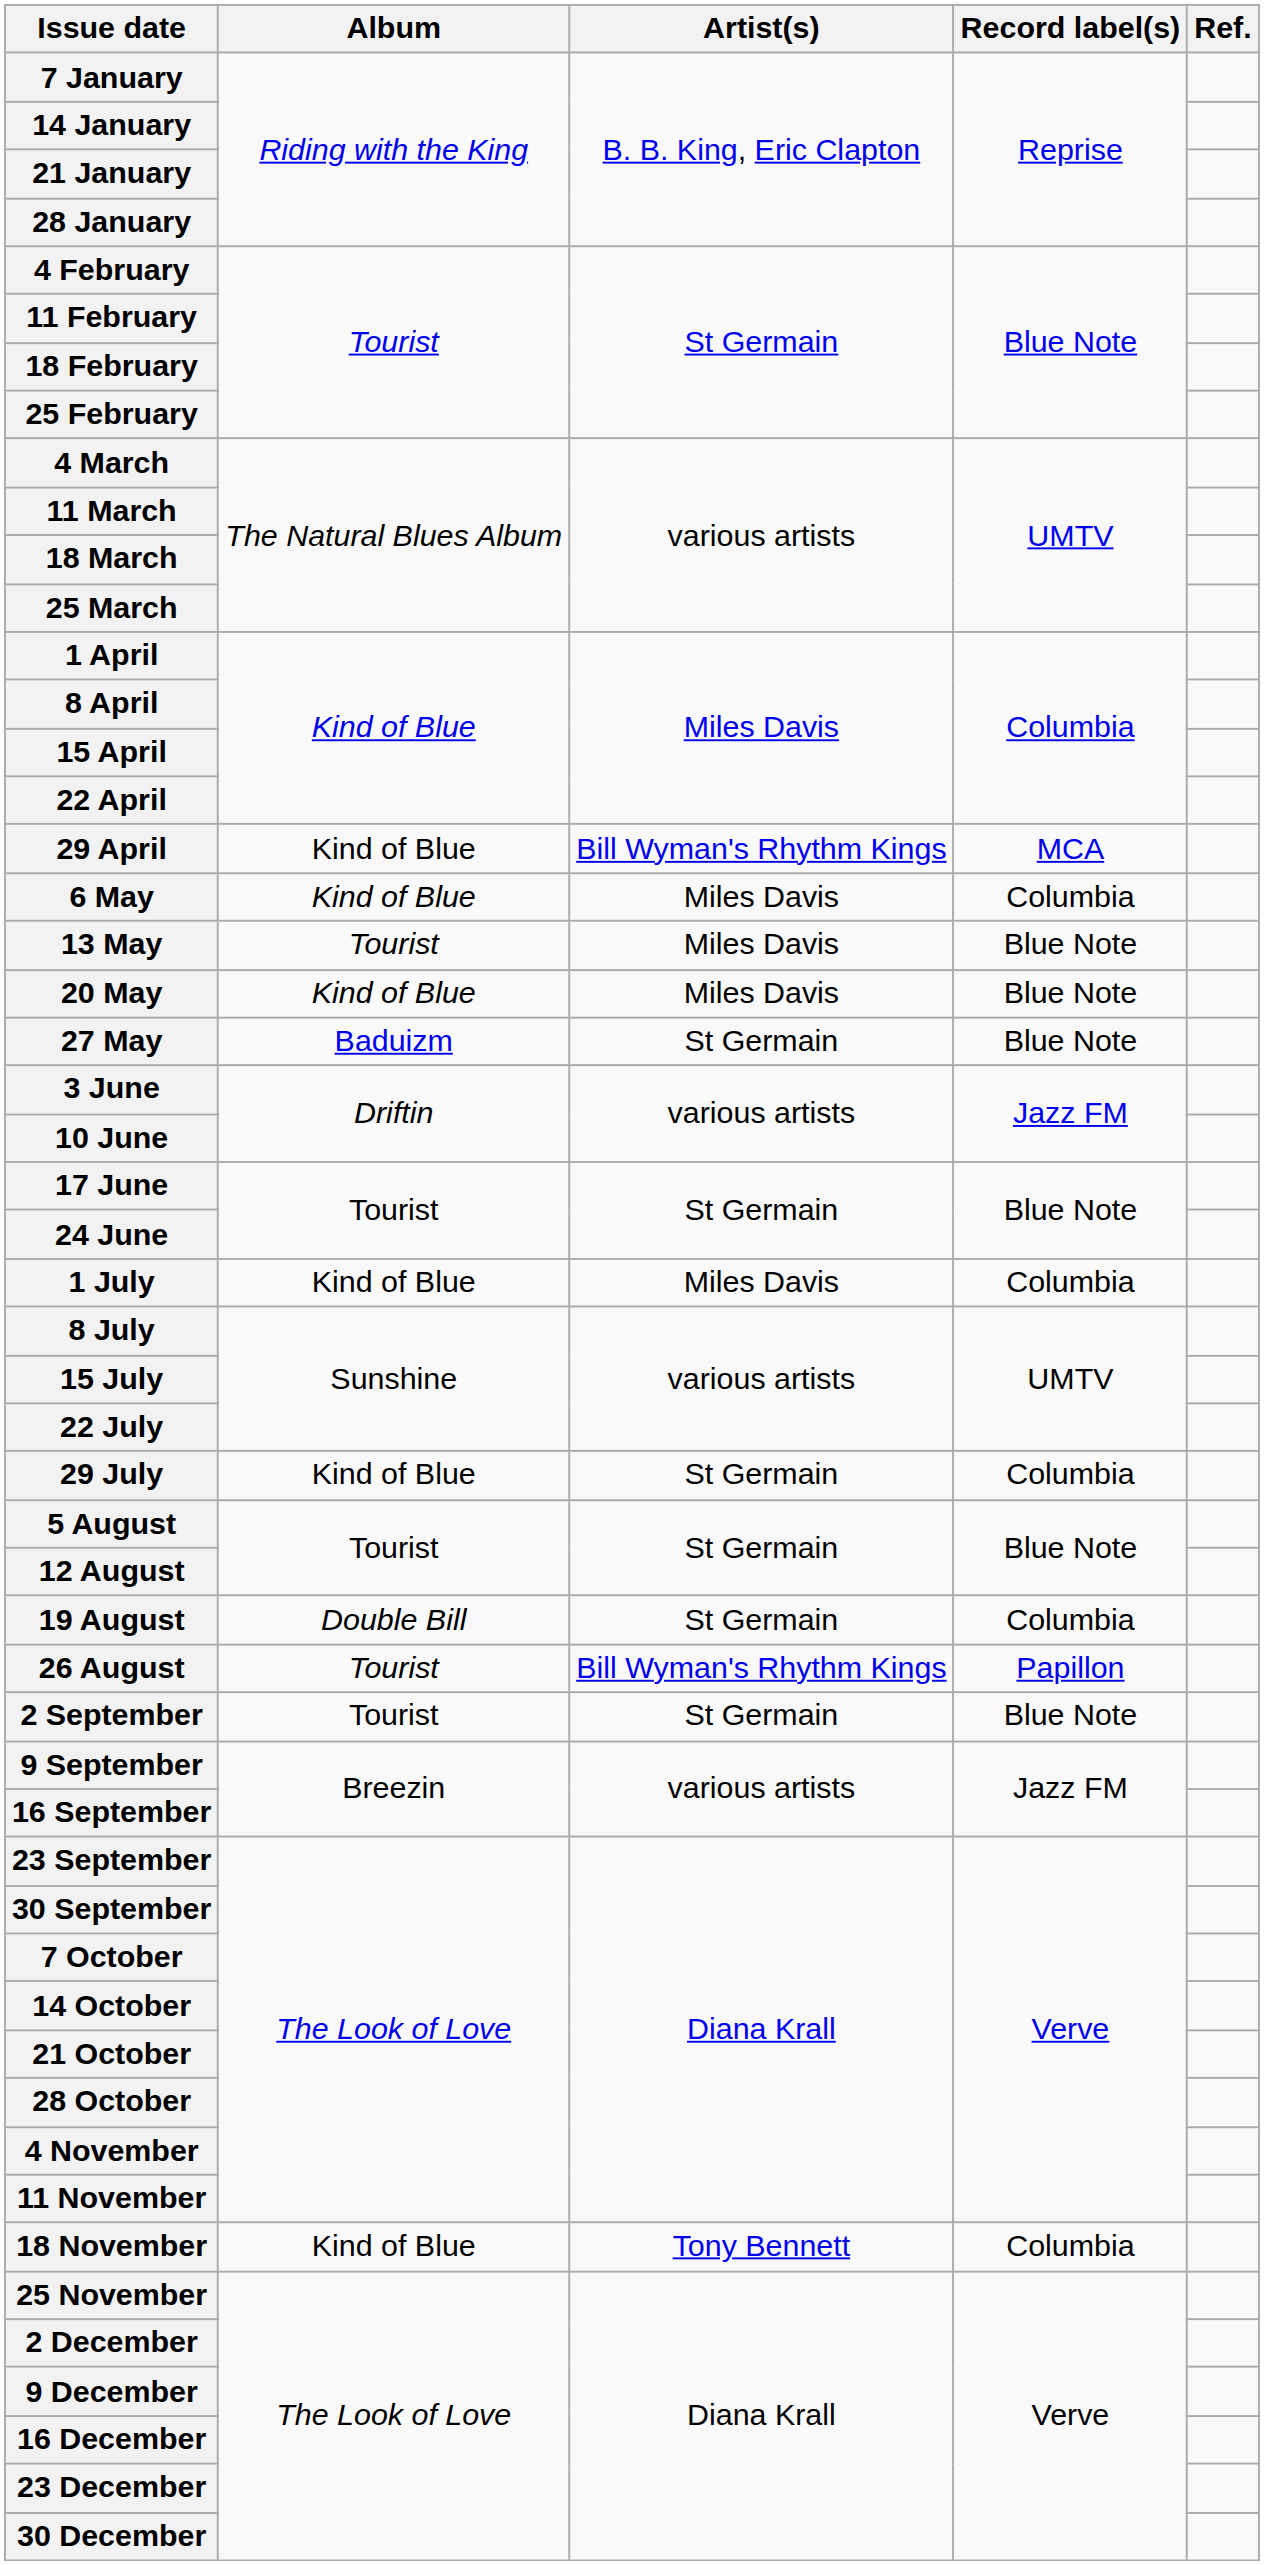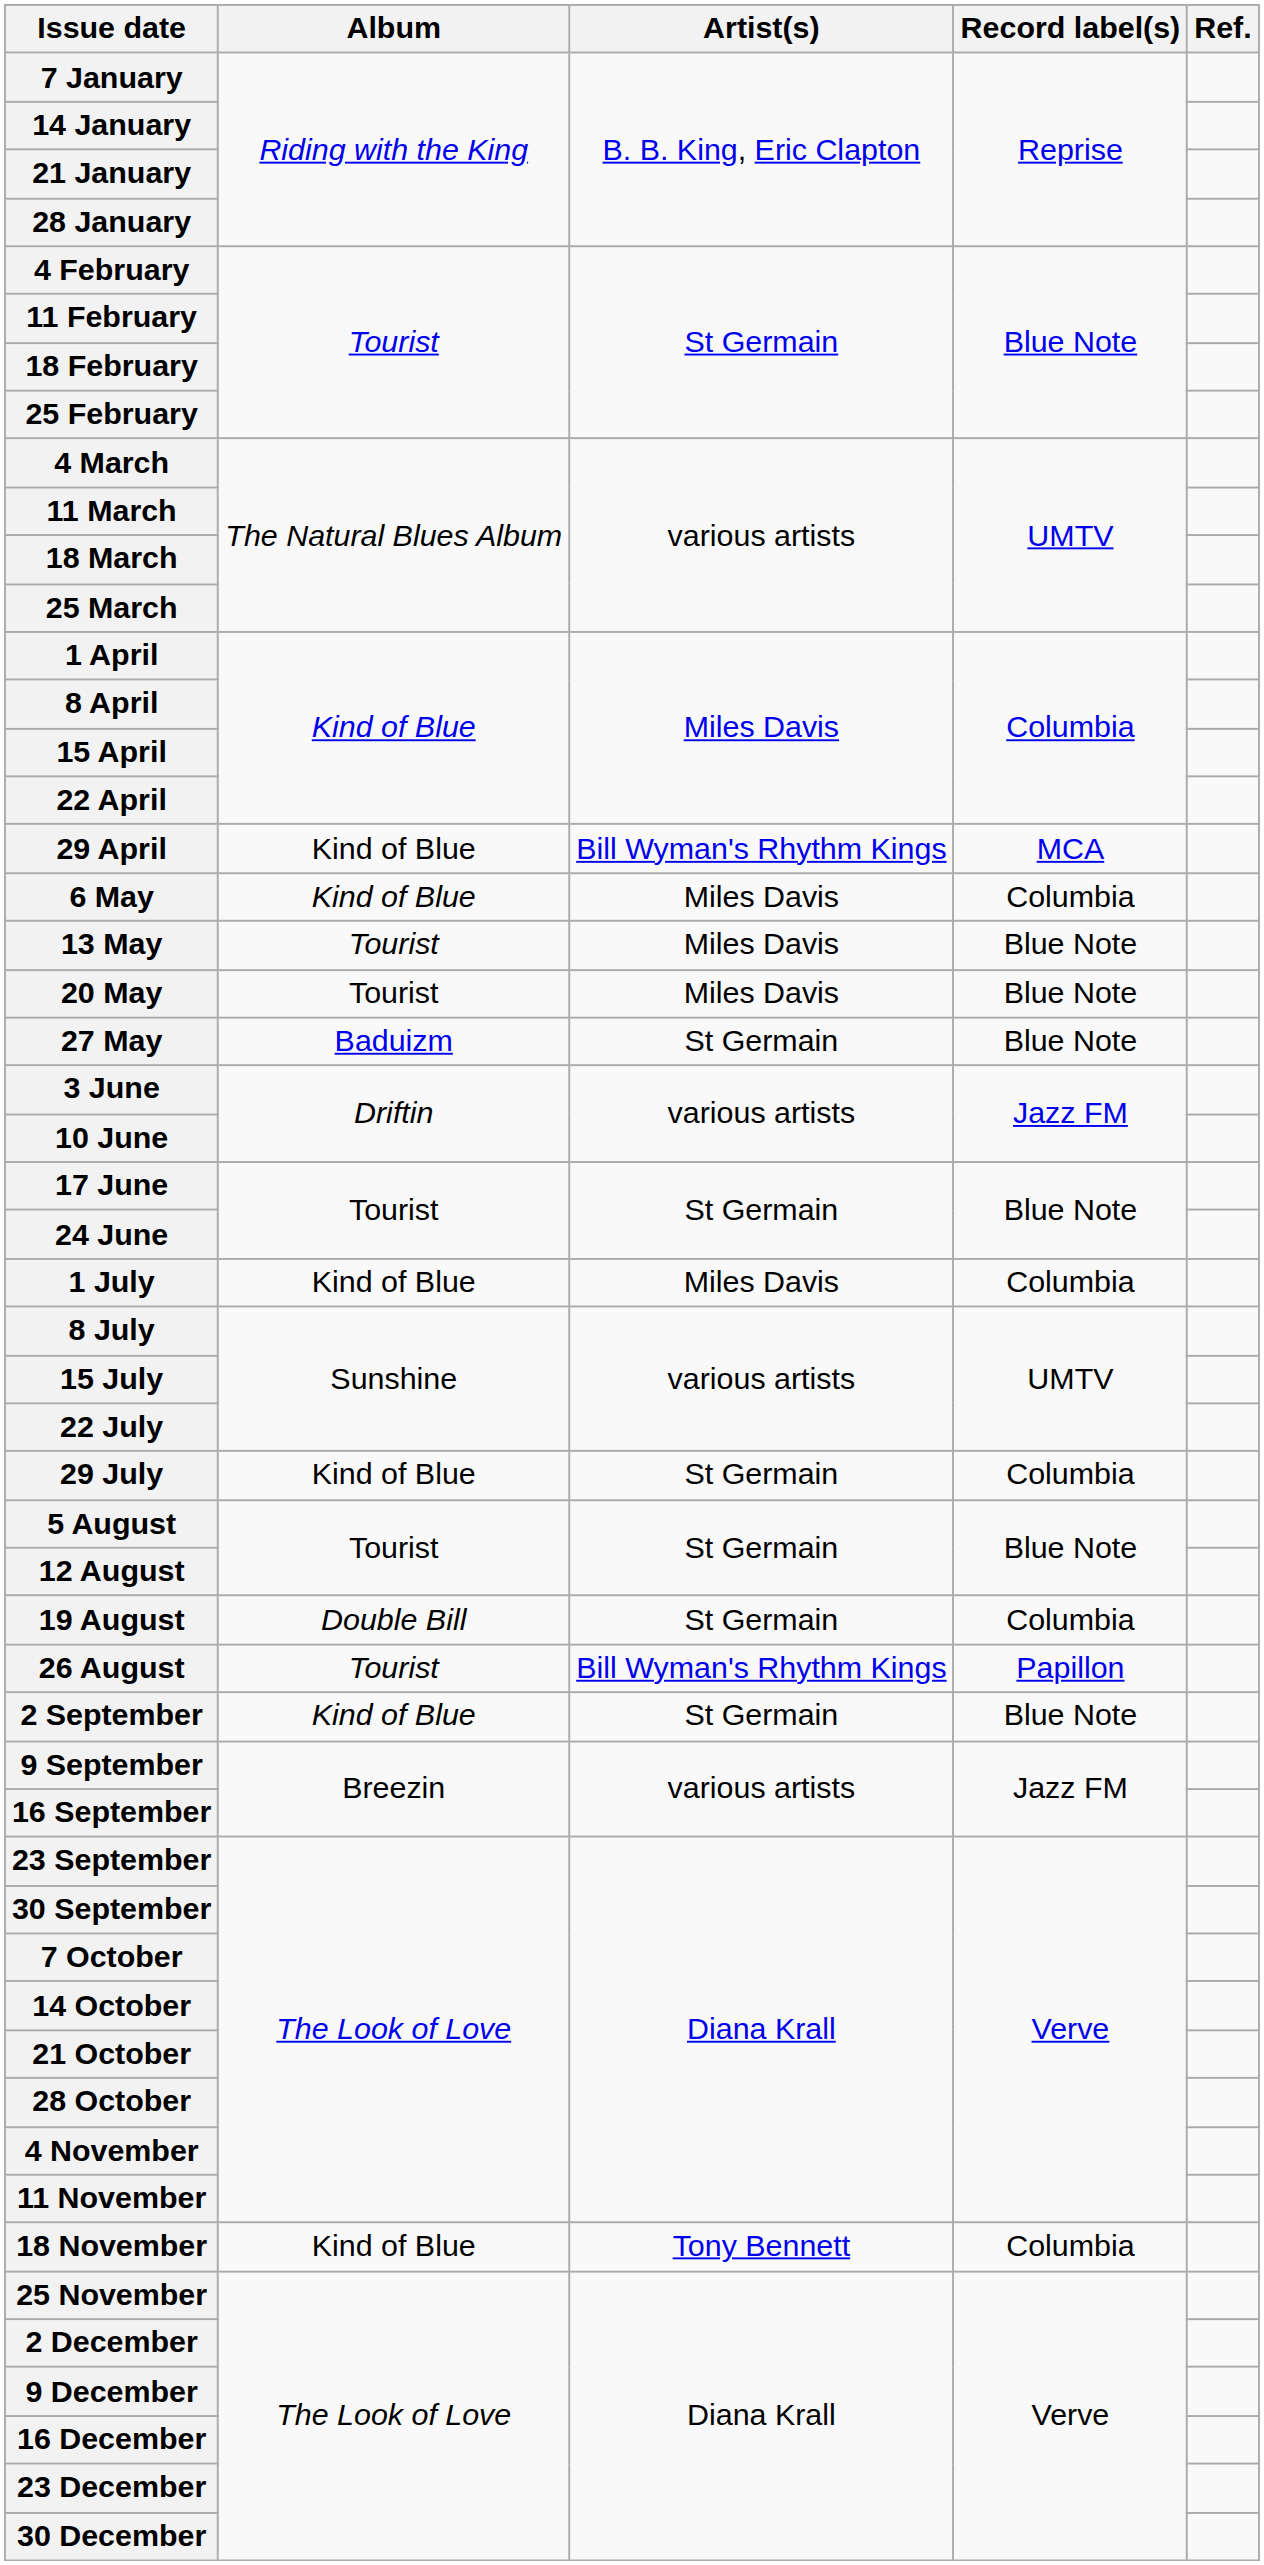(394, 992) Kind of Blue -> (394, 992) Tourist
(394, 1716) Tourist -> (394, 1716) Kind of Blue
